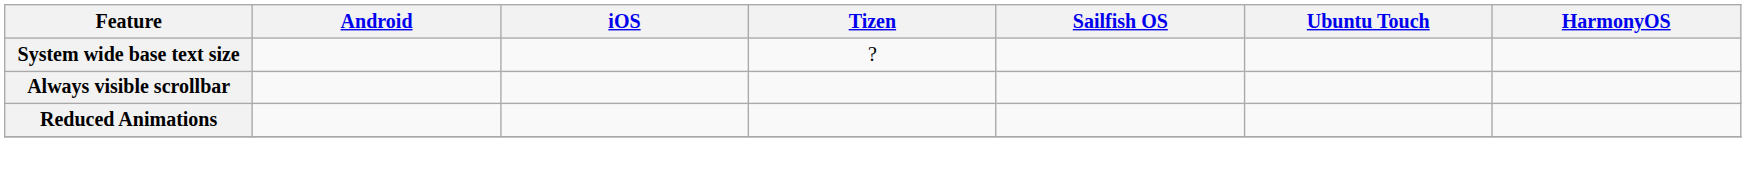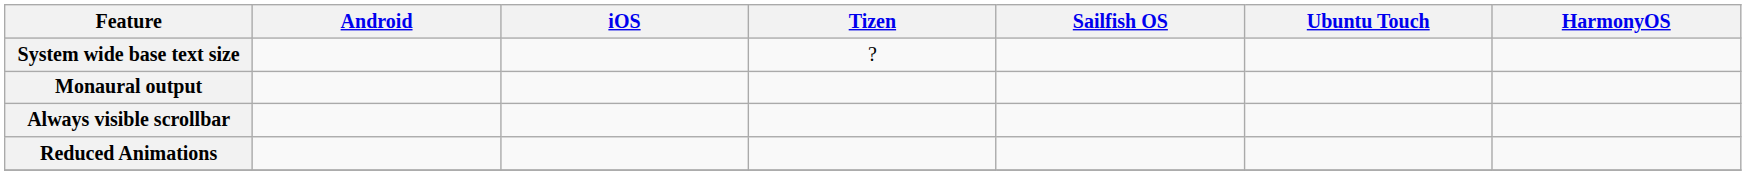+ row: (129, 87)
